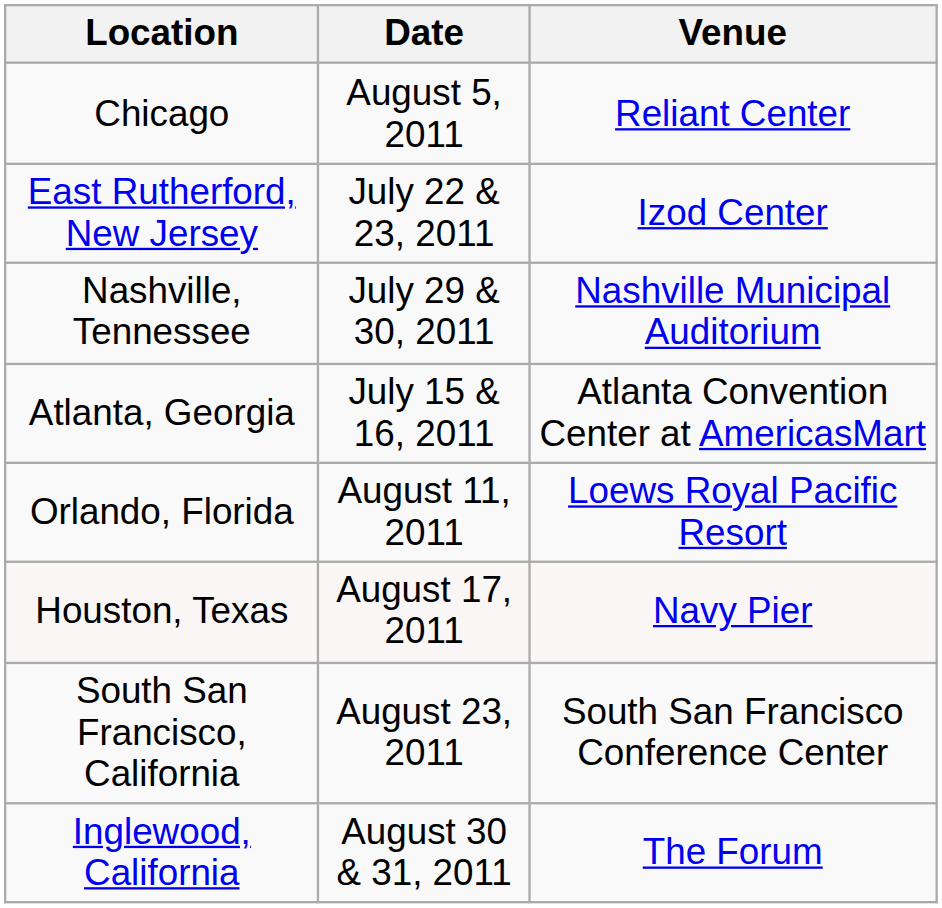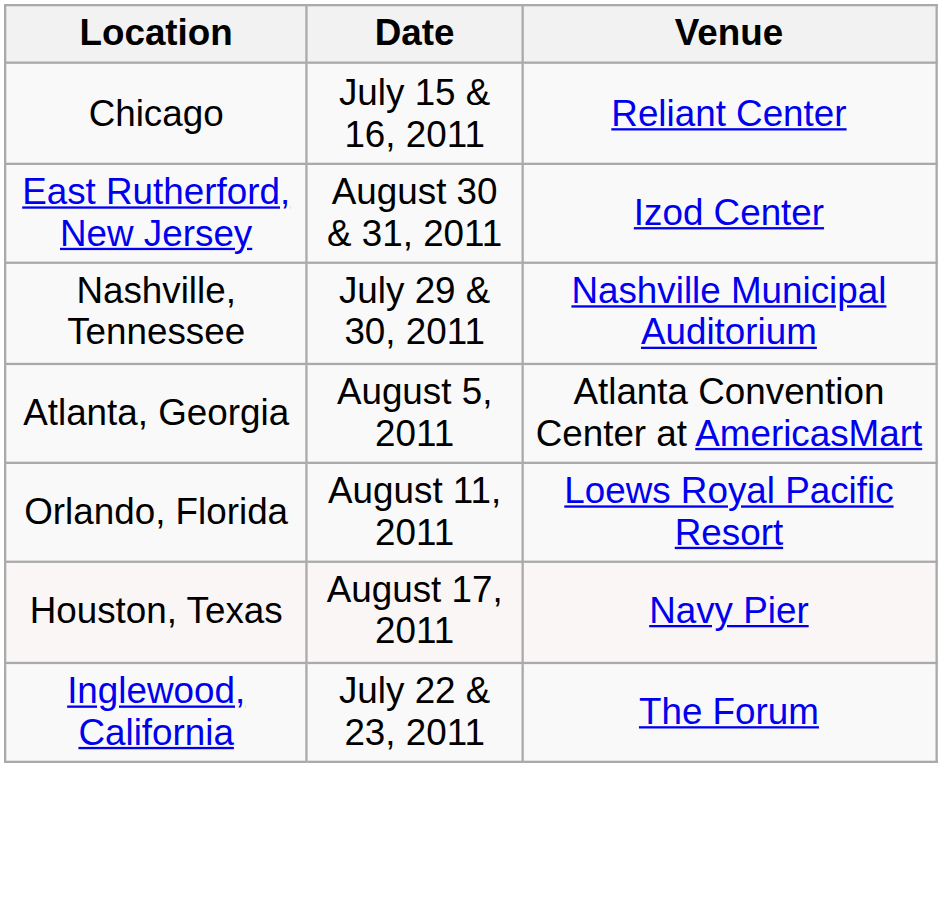(424, 112) August 5, 2011 -> (415, 112) July 15 & 16, 2011
(424, 212) July 22 & 23, 2011 -> (415, 212) August 30 & 31, 2011
(424, 412) July 15 & 16, 2011 -> (415, 412) August 5, 2011
- row: (162, 732)
(424, 852) August 30 & 31, 2011 -> (415, 711) July 22 & 23, 2011
